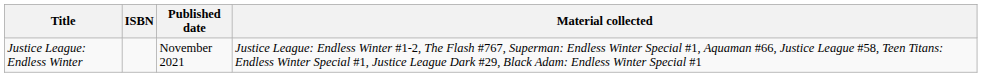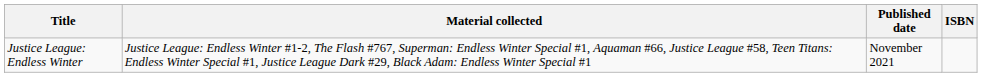columns swapped: (605, 21) <-> (139, 21)
